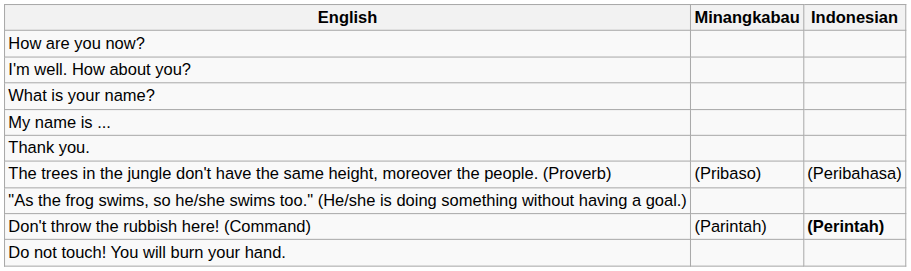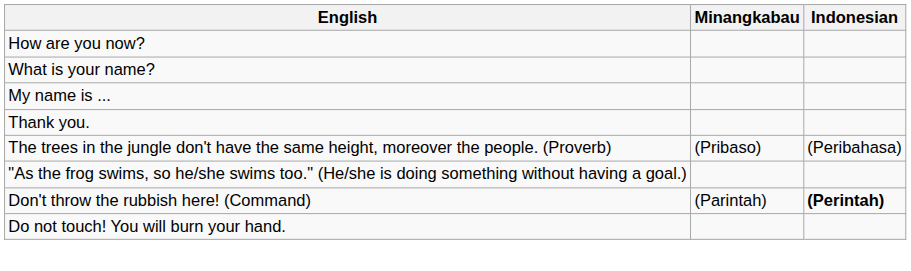- row: (100, 69)
